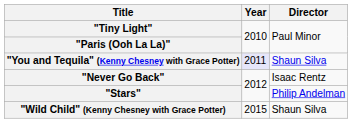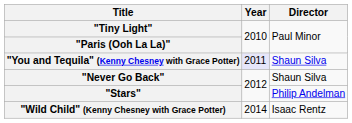(299, 77) Isaac Rentz -> (299, 77) Shaun Silva
(256, 110) 2015 -> (256, 110) 2014
(299, 110) Shaun Silva -> (299, 110) Isaac Rentz
